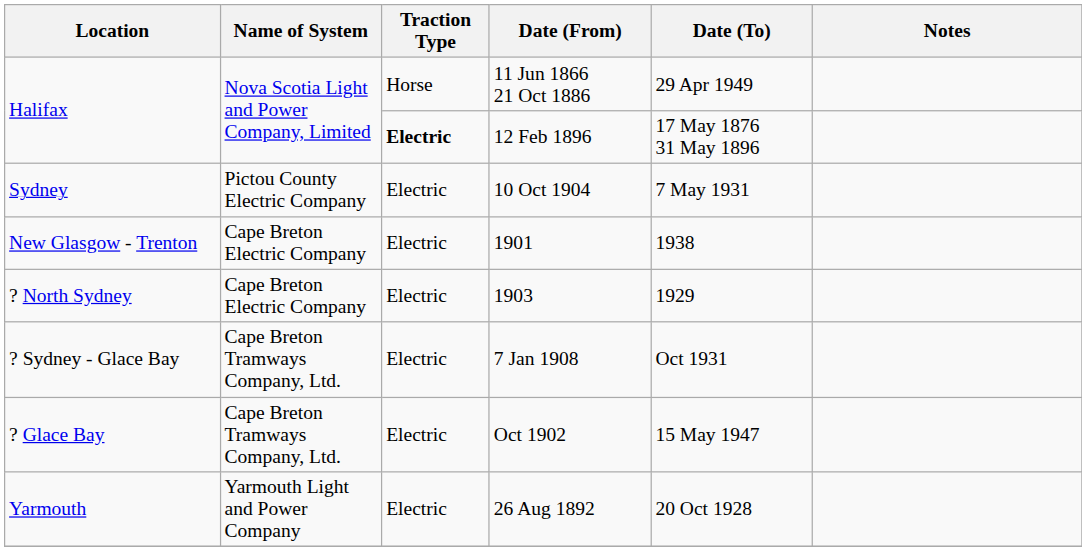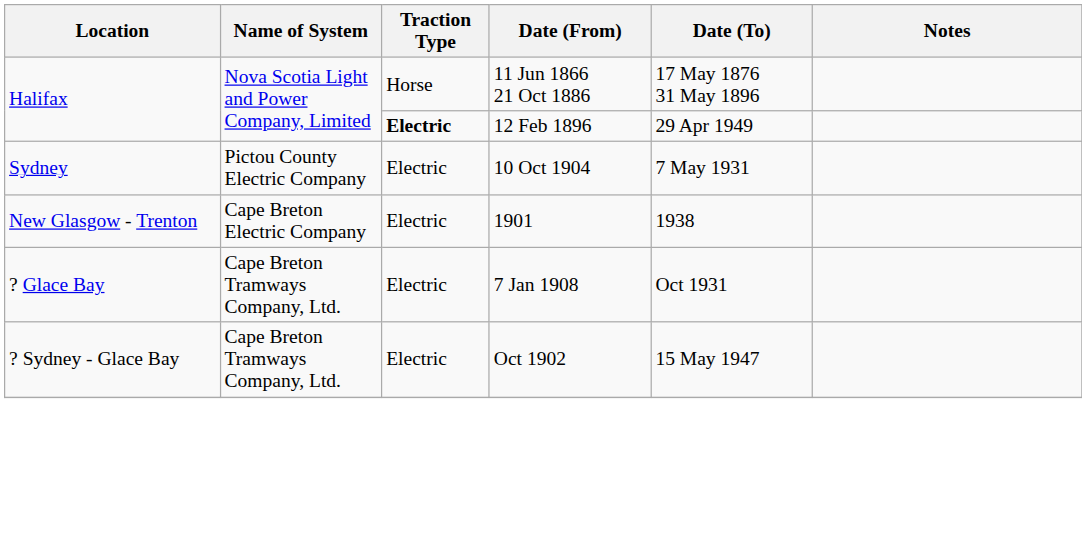(704, 83) 29 Apr 1949 -> (707, 83) 17 May 1876 31 May 1896
(707, 136) 17 May 1876 31 May 1896 -> (704, 125) 29 Apr 1949
- row: (513, 295)
(94, 359) ? Sydney - Glace Bay -> (57, 284) ? Glace Bay
(57, 434) ? Glace Bay -> (94, 359) ? Sydney - Glace Bay
- row: (544, 509)
